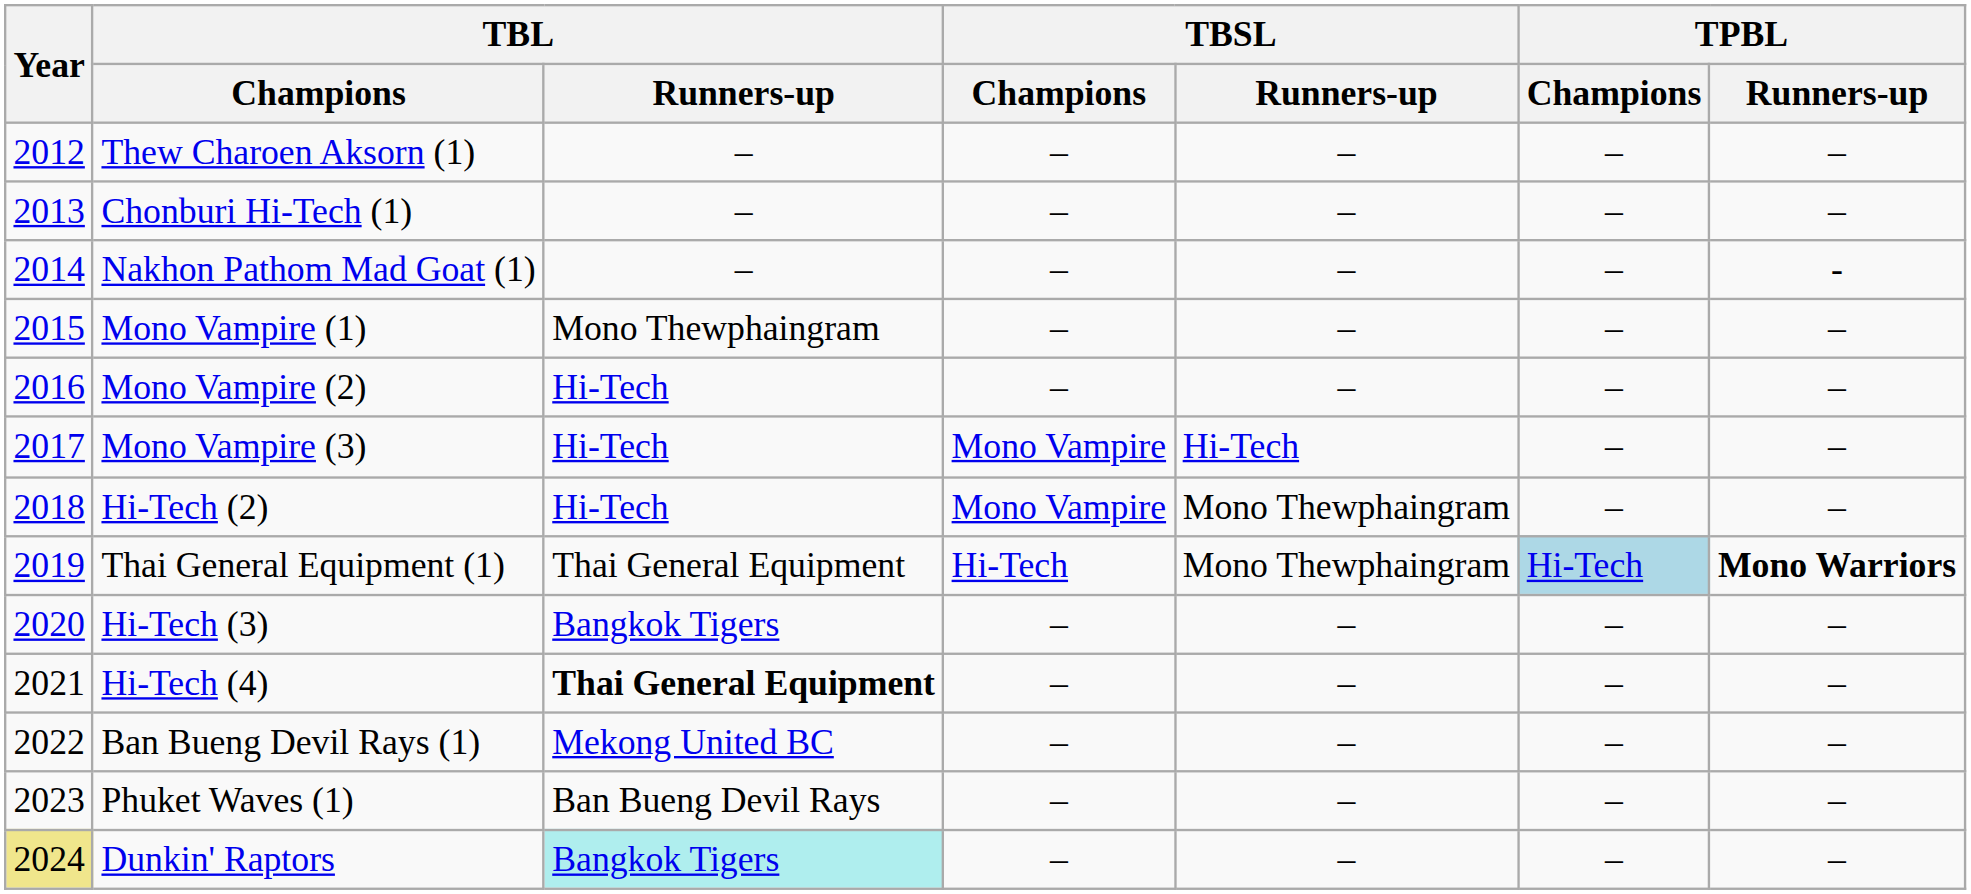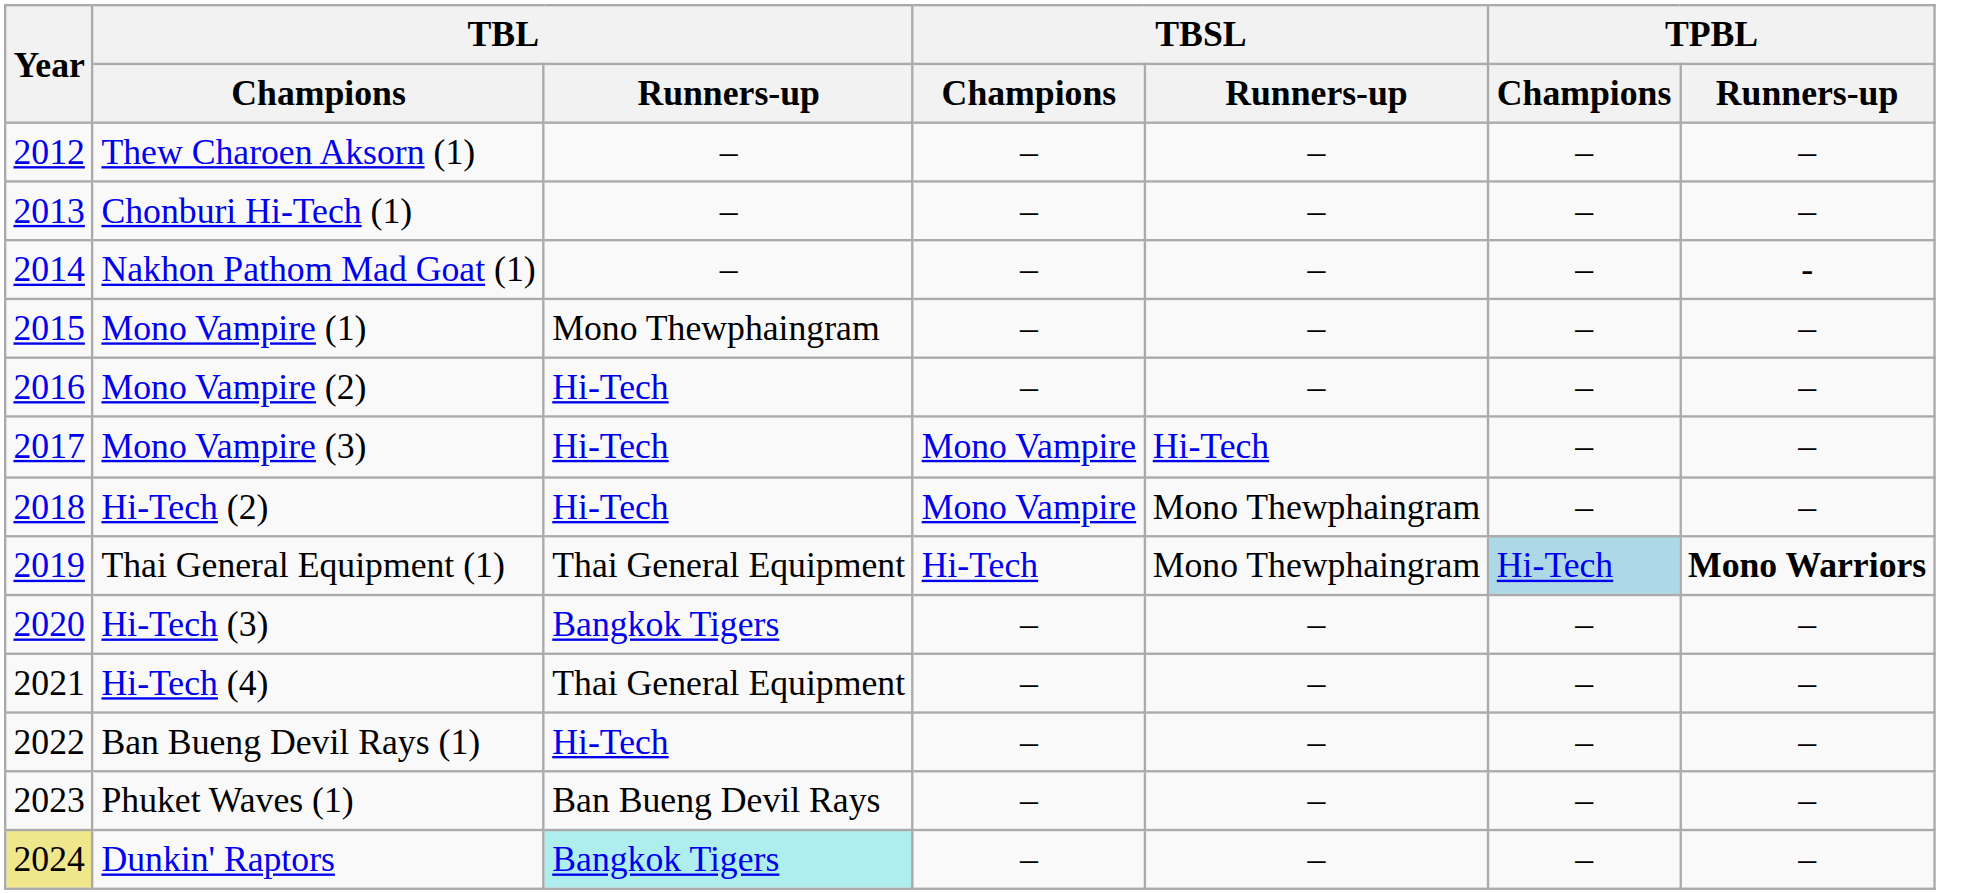(744, 682) bold -> (729, 682) normal
(693, 740) Mekong United BC -> (610, 740) Hi-Tech
